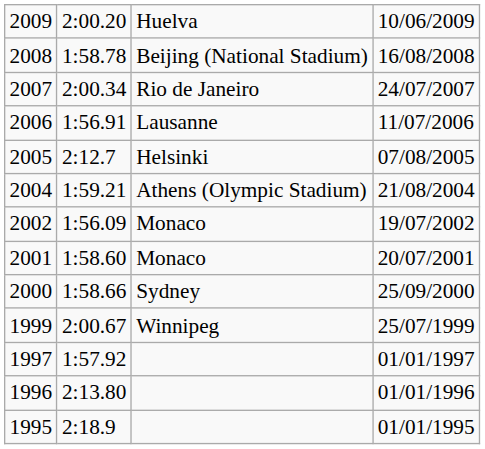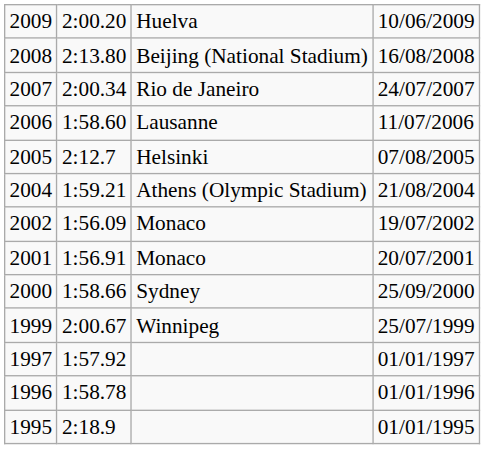(94, 55) 1:58.78 -> (94, 55) 2:13.80
(94, 122) 1:56.91 -> (94, 122) 1:58.60
(94, 257) 1:58.60 -> (94, 257) 1:56.91
(94, 392) 2:13.80 -> (94, 392) 1:58.78
